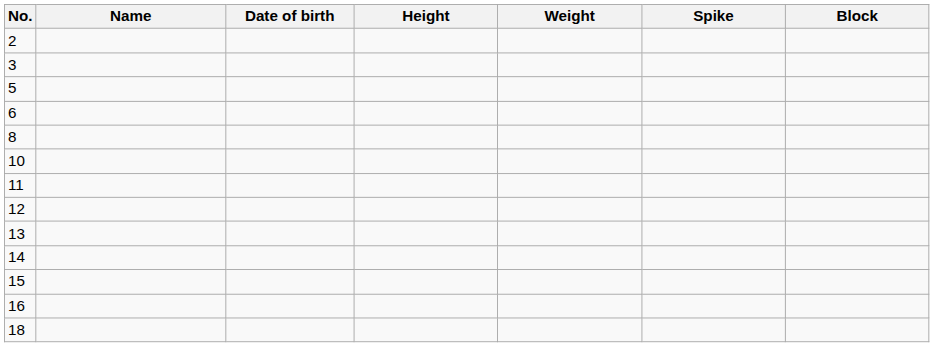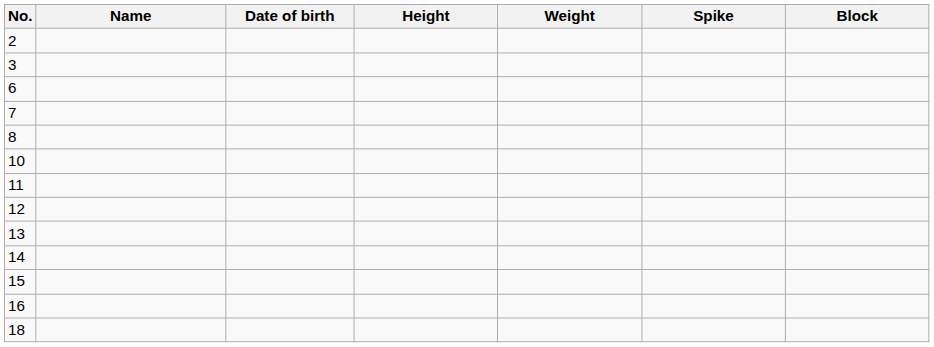- row: (12, 88)
+ row: (12, 112)
